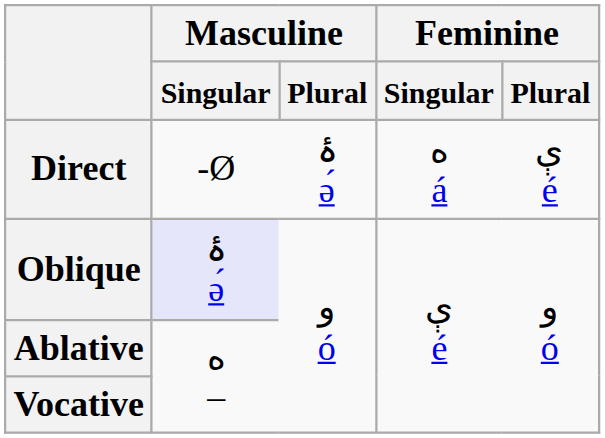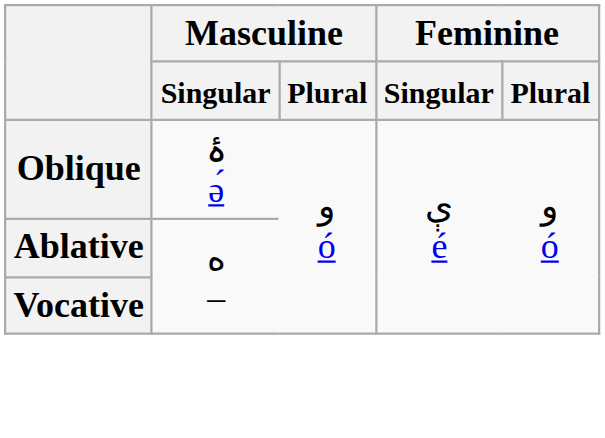- row: (79, 168)
(216, 269) lavender background -> (216, 169) no background
